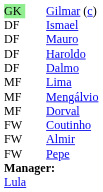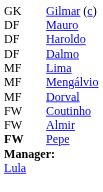(13, 11) lightgreen background -> (13, 11) no background
- row: (62, 25)
(13, 154) normal -> (14, 139) bold
